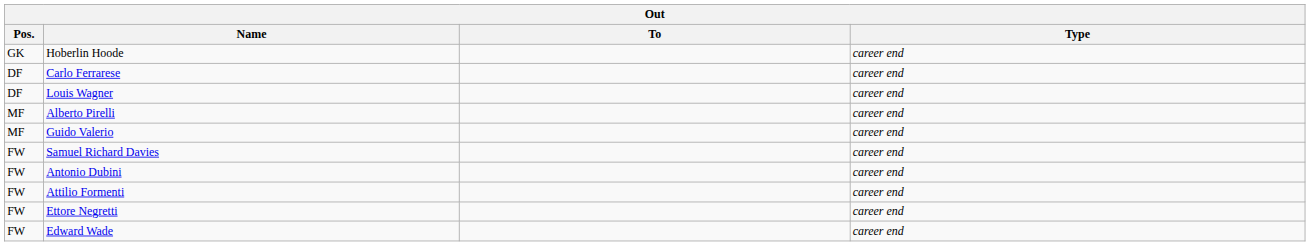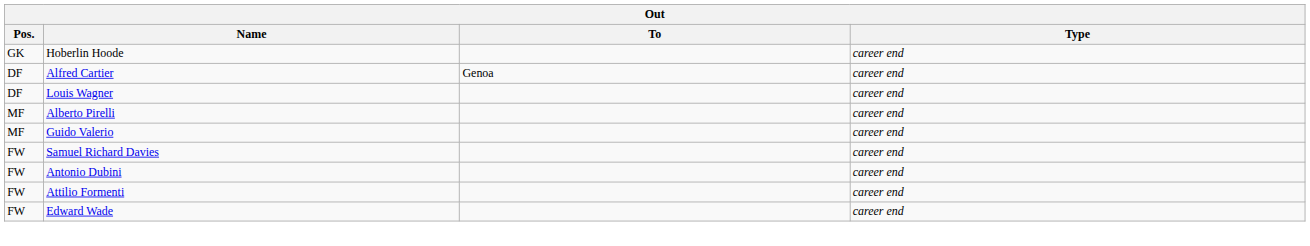+ row: (80, 73)
- row: (83, 73)
- row: (82, 211)
